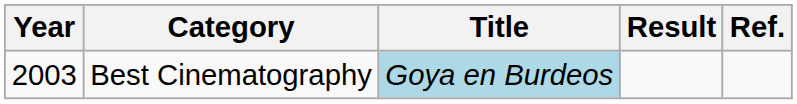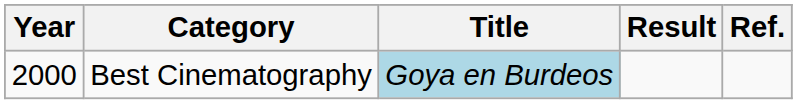(44, 74) 2003 -> (44, 74) 2000
